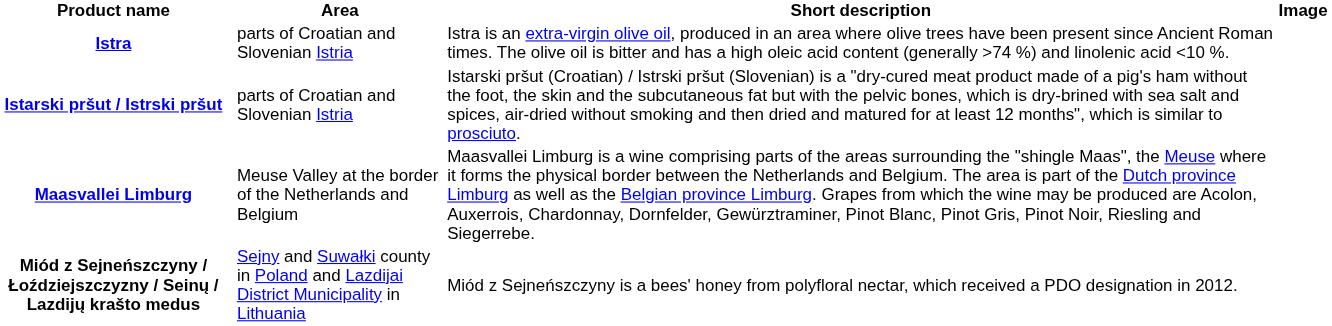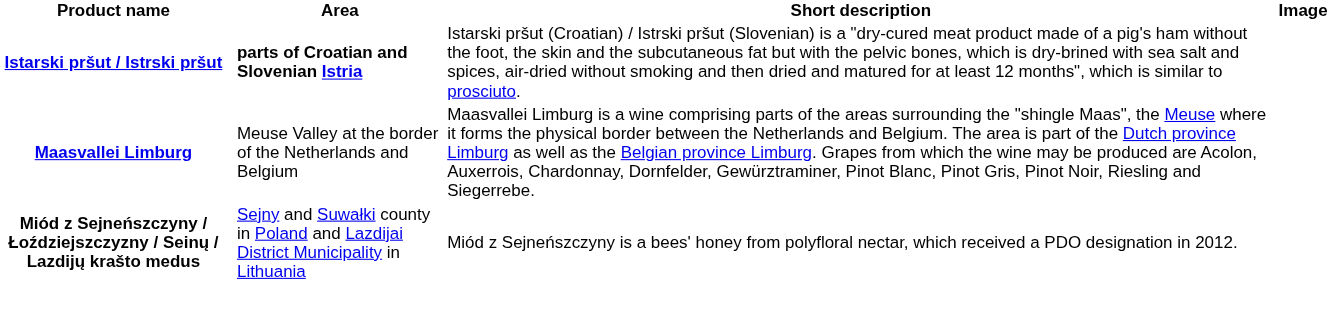- row: (113, 43)
(316, 105) normal -> (322, 62) bold
